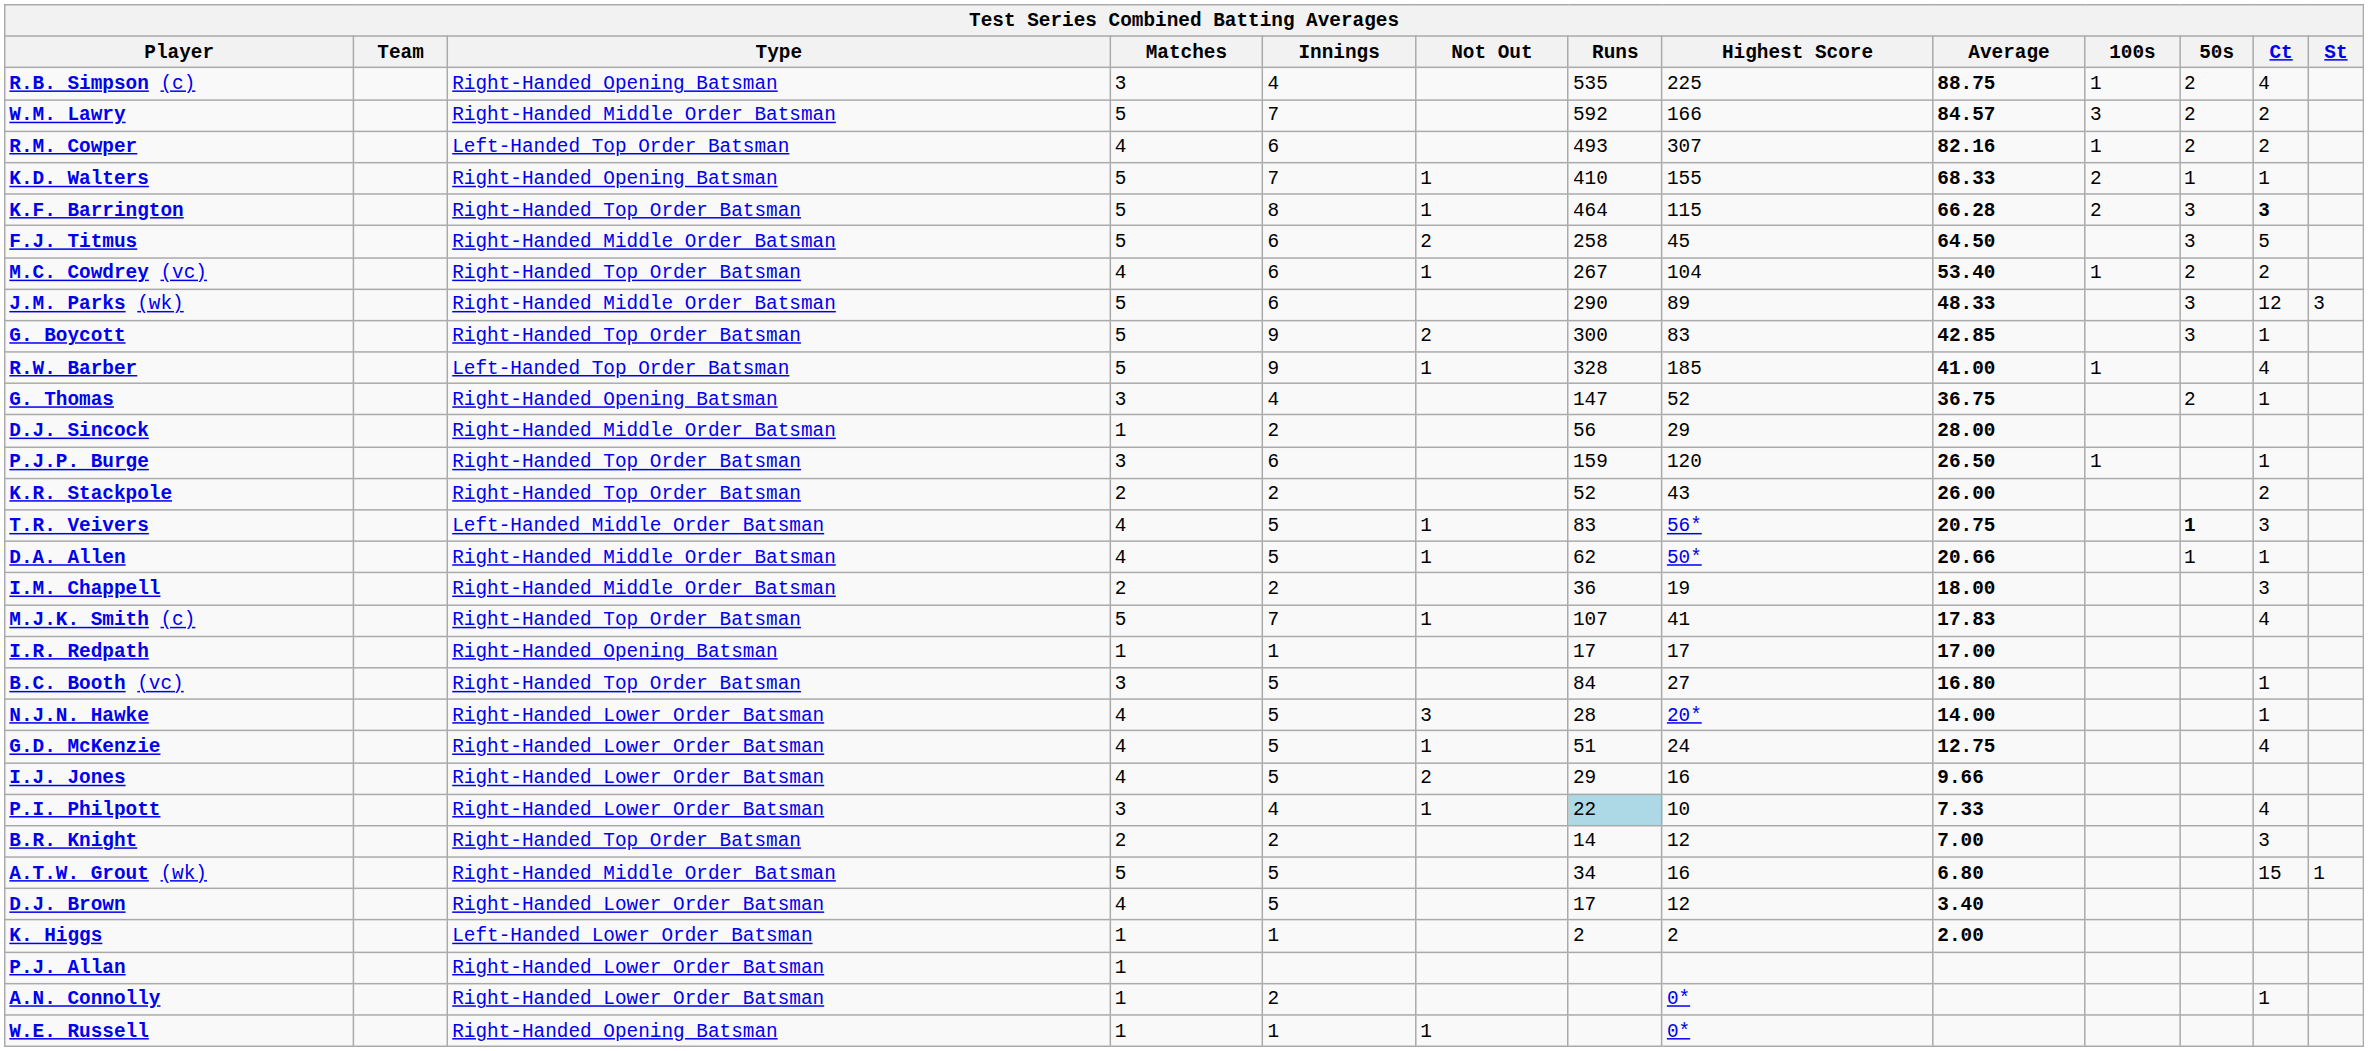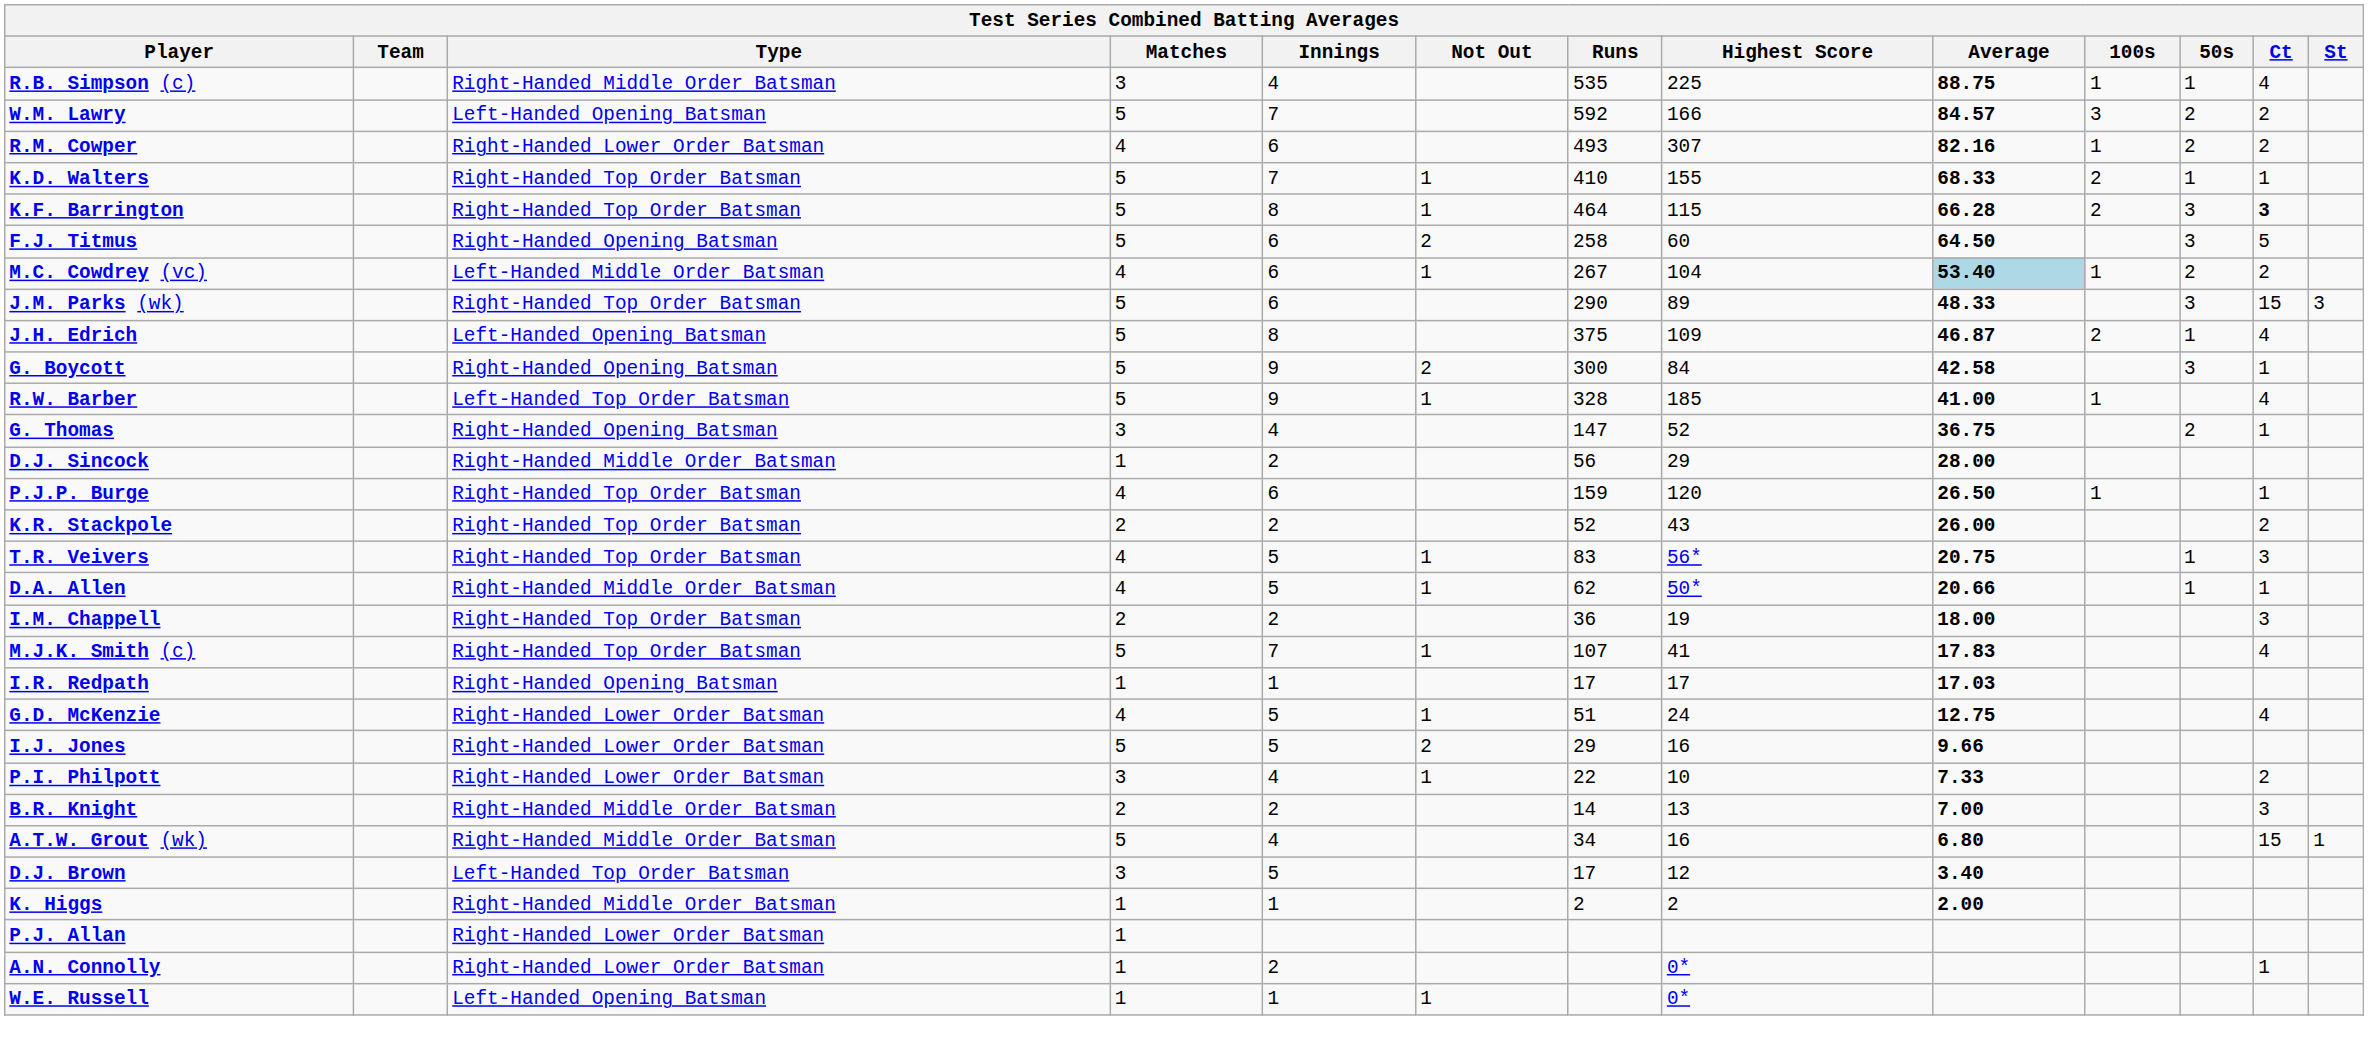(615, 84) Right-Handed Opening Batsman -> (644, 84) Right-Handed Middle Order Batsman
(2190, 84) 2 -> (2190, 84) 1
(644, 115) Right-Handed Middle Order Batsman -> (609, 115) Left-Handed Opening Batsman
(621, 147) Left-Handed Top Order Batsman -> (638, 147) Right-Handed Lower Order Batsman
(615, 178) Right-Handed Opening Batsman -> (627, 178) Right-Handed Top Order Batsman
(644, 242) Right-Handed Middle Order Batsman -> (615, 242) Right-Handed Opening Batsman
(1679, 242) 45 -> (1679, 242) 60
(627, 273) Right-Handed Top Order Batsman -> (638, 273) Left-Handed Middle Order Batsman
(1966, 273) no background -> (1966, 273) lightblue background
(644, 305) Right-Handed Middle Order Batsman -> (627, 305) Right-Handed Top Order Batsman
(2270, 305) 12 -> (2270, 305) 15
+ row: (73, 336)
(627, 336) Right-Handed Top Order Batsman -> (615, 368) Right-Handed Opening Batsman
(1679, 336) 83 -> (1679, 368) 84
(1966, 336) 42.85 -> (1966, 368) 42.58
(1120, 463) 3 -> (1120, 494) 4
(638, 526) Left-Handed Middle Order Batsman -> (627, 557) Right-Handed Top Order Batsman
(2190, 526) bold -> (2190, 557) normal
(644, 589) Right-Handed Middle Order Batsman -> (627, 620) Right-Handed Top Order Batsman
(1966, 652) 17.00 -> (1966, 683) 17.03
- row: (97, 683)
- row: (79, 715)
(1120, 778) 4 -> (1120, 747) 5
(1585, 810) lightblue background -> (1585, 778) no background
(2264, 810) 4 -> (2264, 778) 2
(627, 841) Right-Handed Top Order Batsman -> (644, 810) Right-Handed Middle Order Batsman
(1679, 841) 12 -> (1679, 810) 13
(1273, 873) 5 -> (1273, 841) 4
(638, 904) Right-Handed Lower Order Batsman -> (621, 873) Left-Handed Top Order Batsman
(1120, 904) 4 -> (1120, 873) 3
(632, 936) Left-Handed Lower Order Batsman -> (644, 904) Right-Handed Middle Order Batsman
(615, 1031) Right-Handed Opening Batsman -> (609, 999) Left-Handed Opening Batsman
